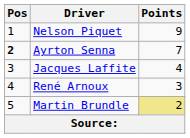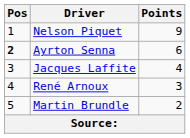(179, 51) 7 -> (179, 51) 6
(179, 106) khaki background -> (179, 106) no background
